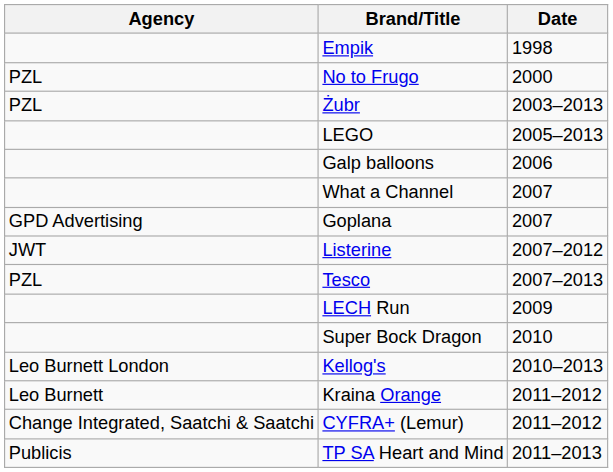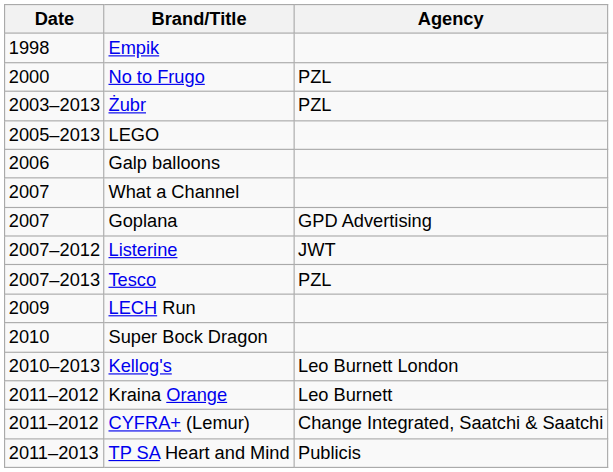columns swapped: (558, 18) <-> (161, 18)
